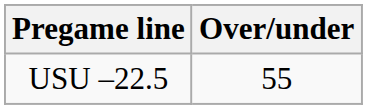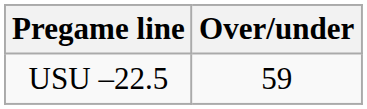(277, 78) 55 -> (277, 78) 59
